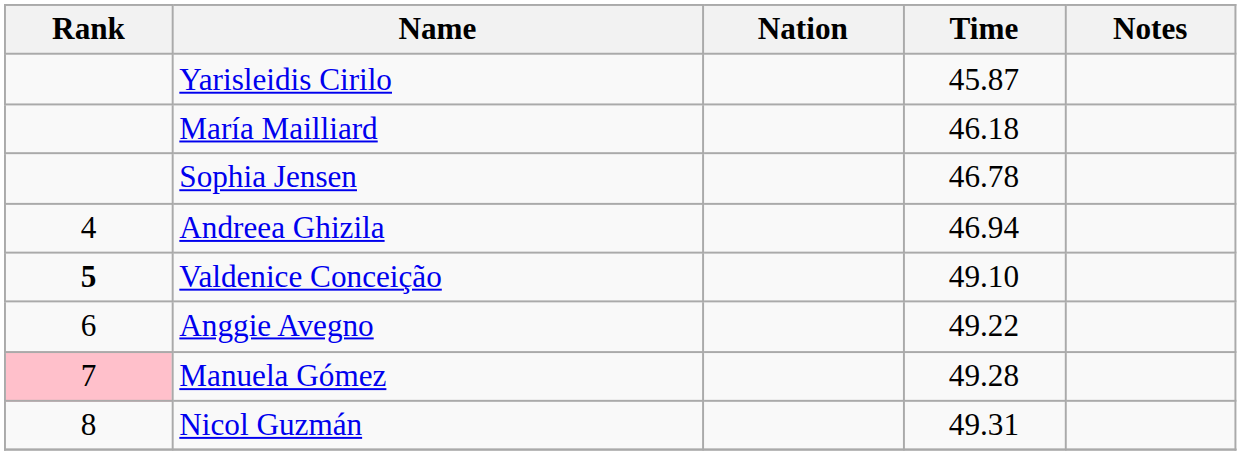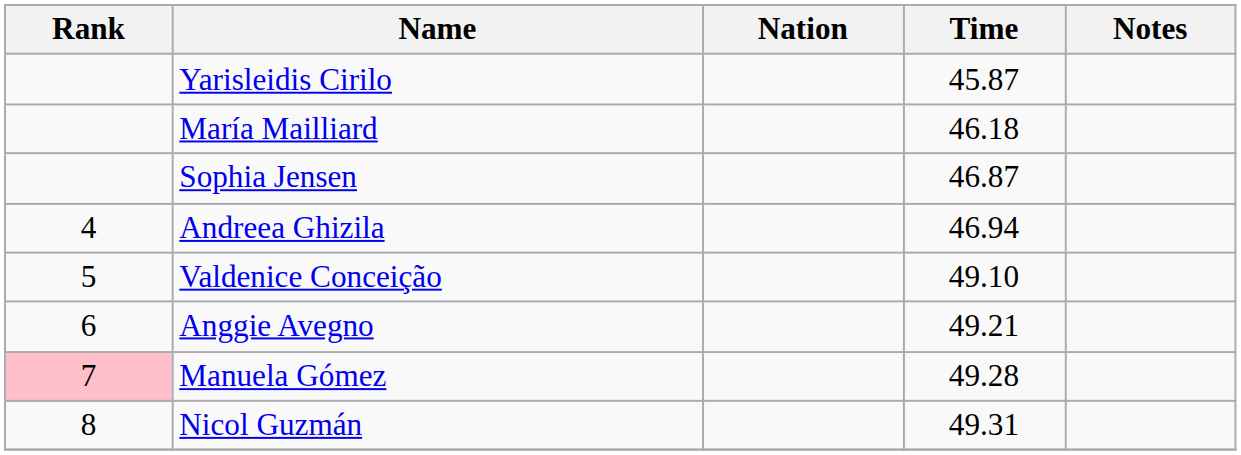(984, 177) 46.78 -> (984, 177) 46.87
(89, 276) bold -> (89, 276) normal
(984, 326) 49.22 -> (984, 326) 49.21
